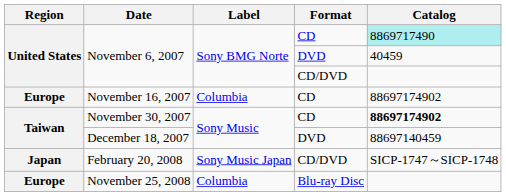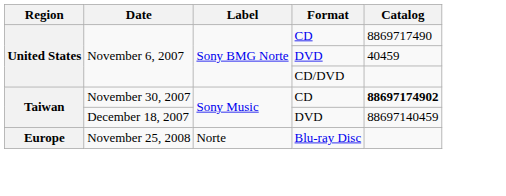(402, 35) paleturquoise background -> (400, 35) no background
- row: (139, 96)
- row: (135, 159)
(222, 181) Columbia -> (211, 138) Norte
